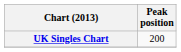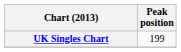(157, 39) 200 -> (157, 39) 199
